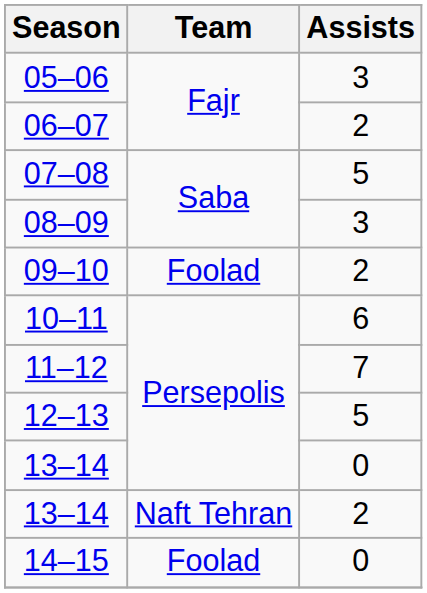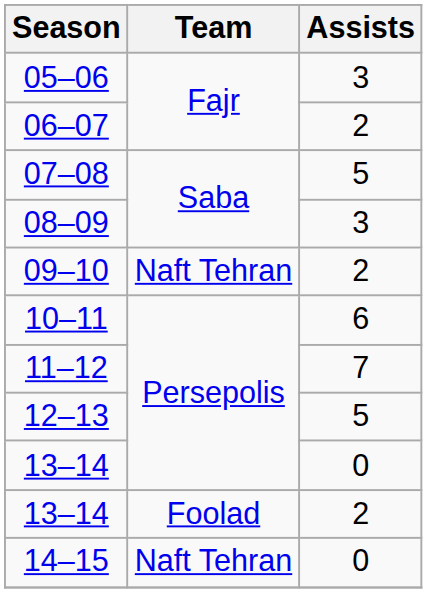(214, 271) Foolad -> (214, 271) Naft Tehran
(214, 513) Naft Tehran -> (214, 513) Foolad
(214, 561) Foolad -> (214, 561) Naft Tehran
